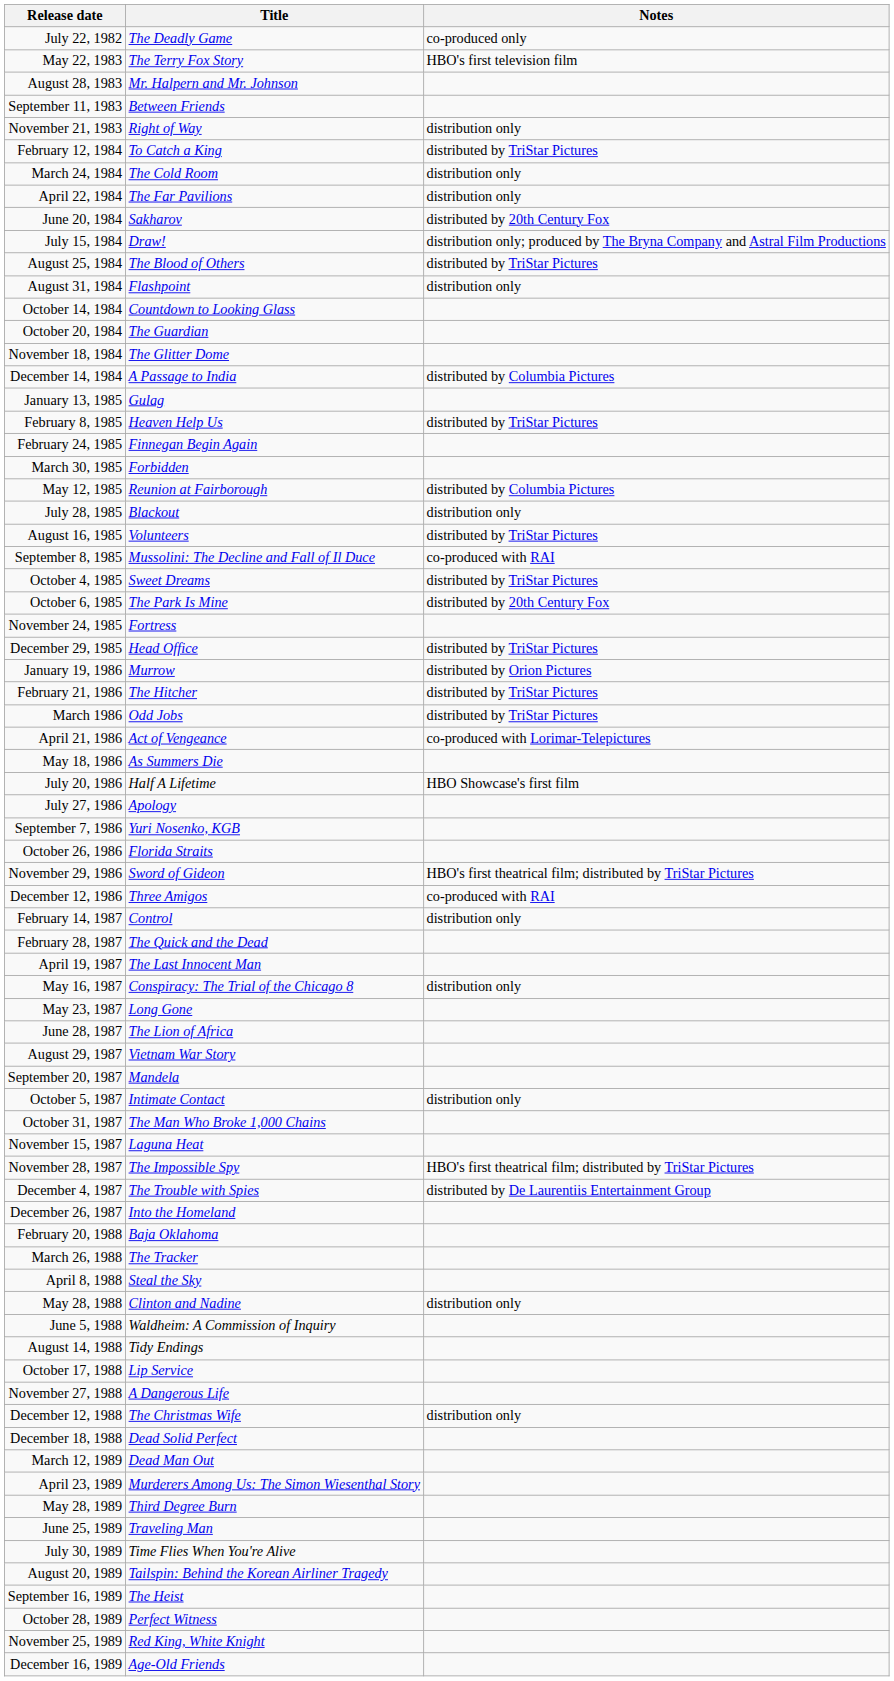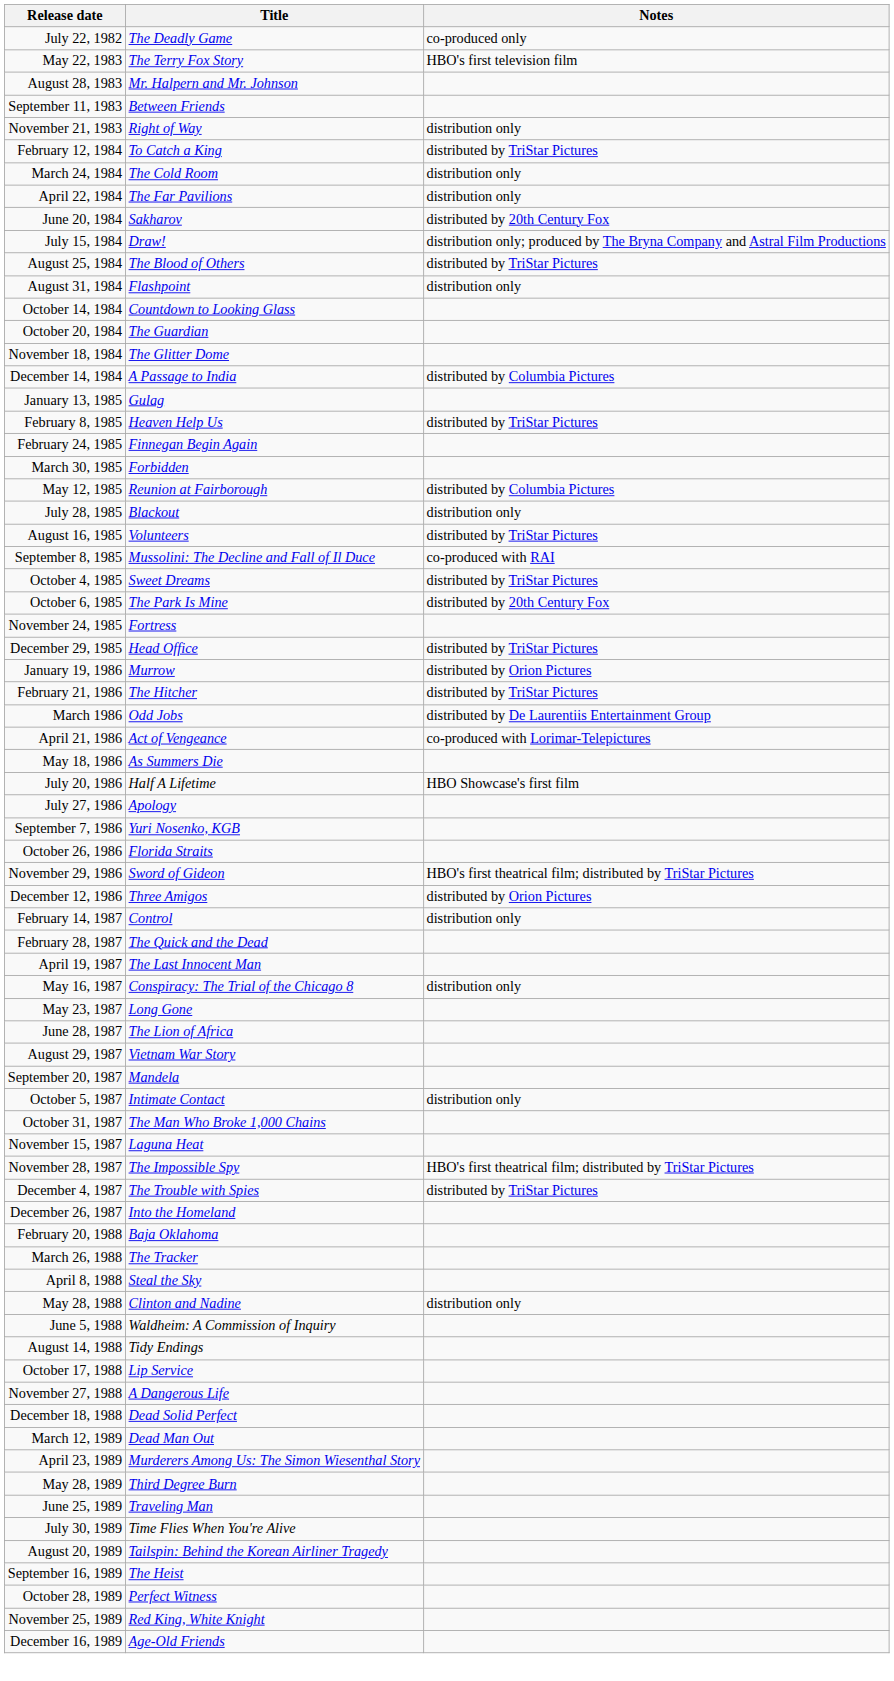(512, 715) distributed by TriStar Pictures -> (569, 715) distributed by De Laurentiis Entertainment Group
(491, 896) co-produced with RAI -> (509, 896) distributed by Orion Pictures
(569, 1190) distributed by De Laurentiis Entertainment Group -> (512, 1190) distributed by TriStar Pictures
- row: (66, 1415)
